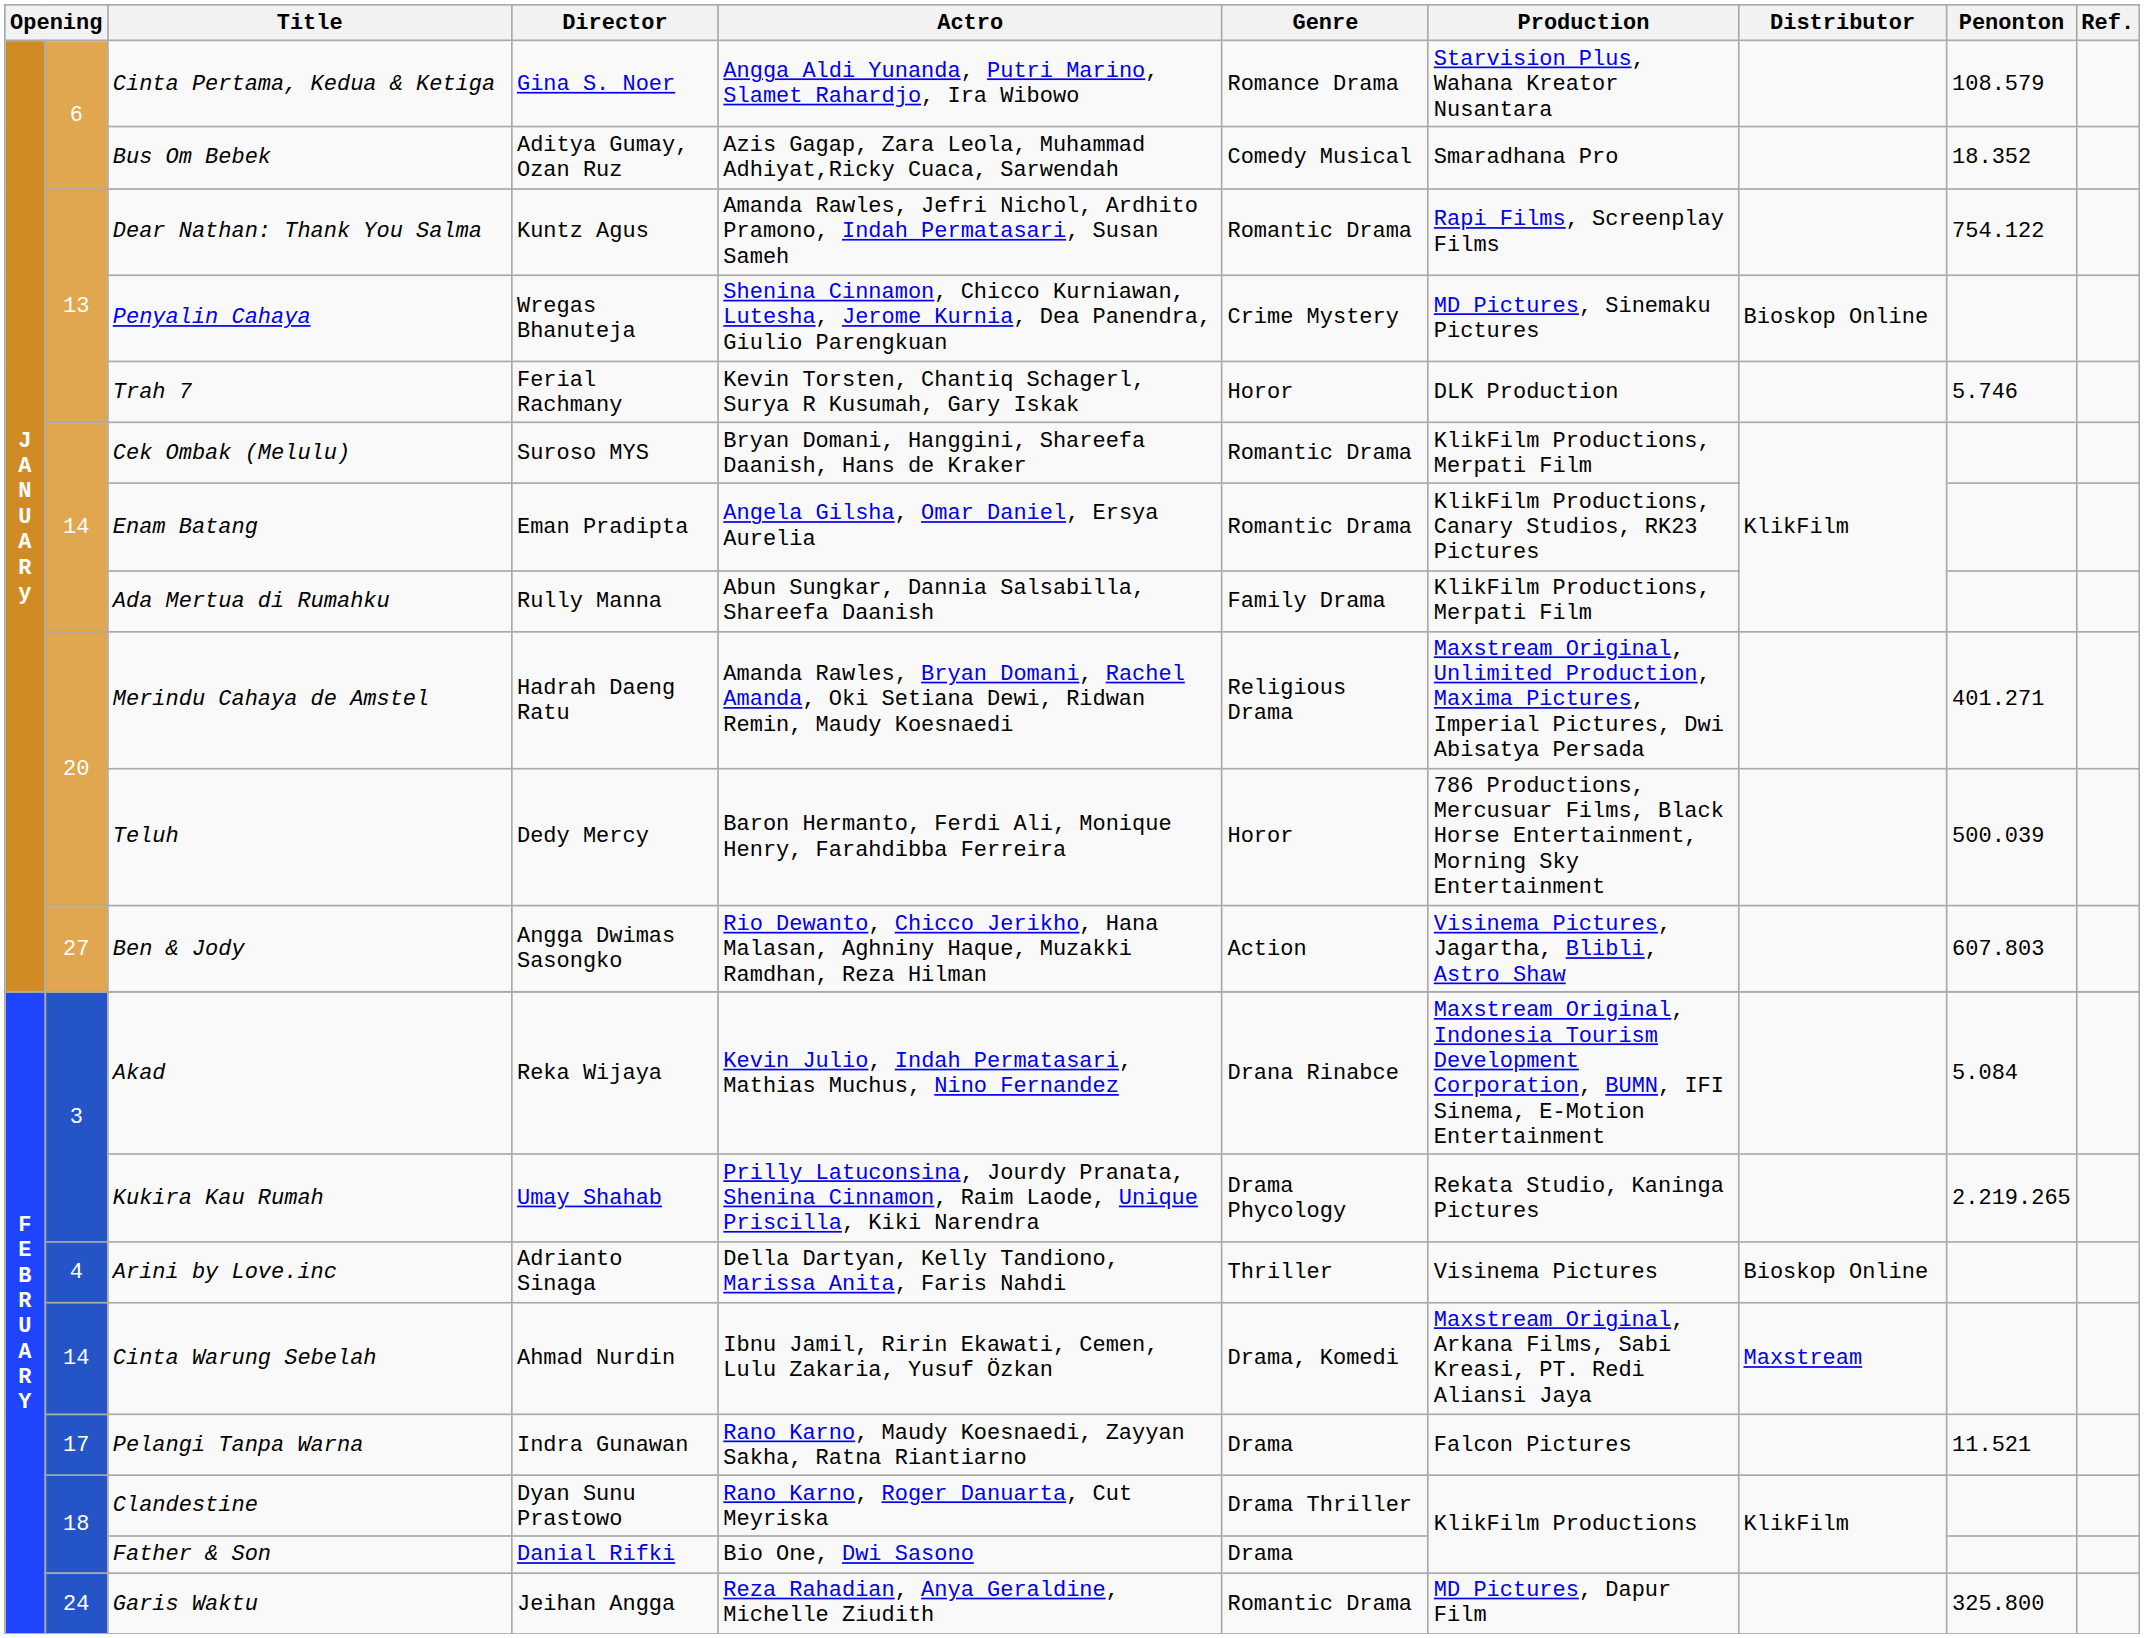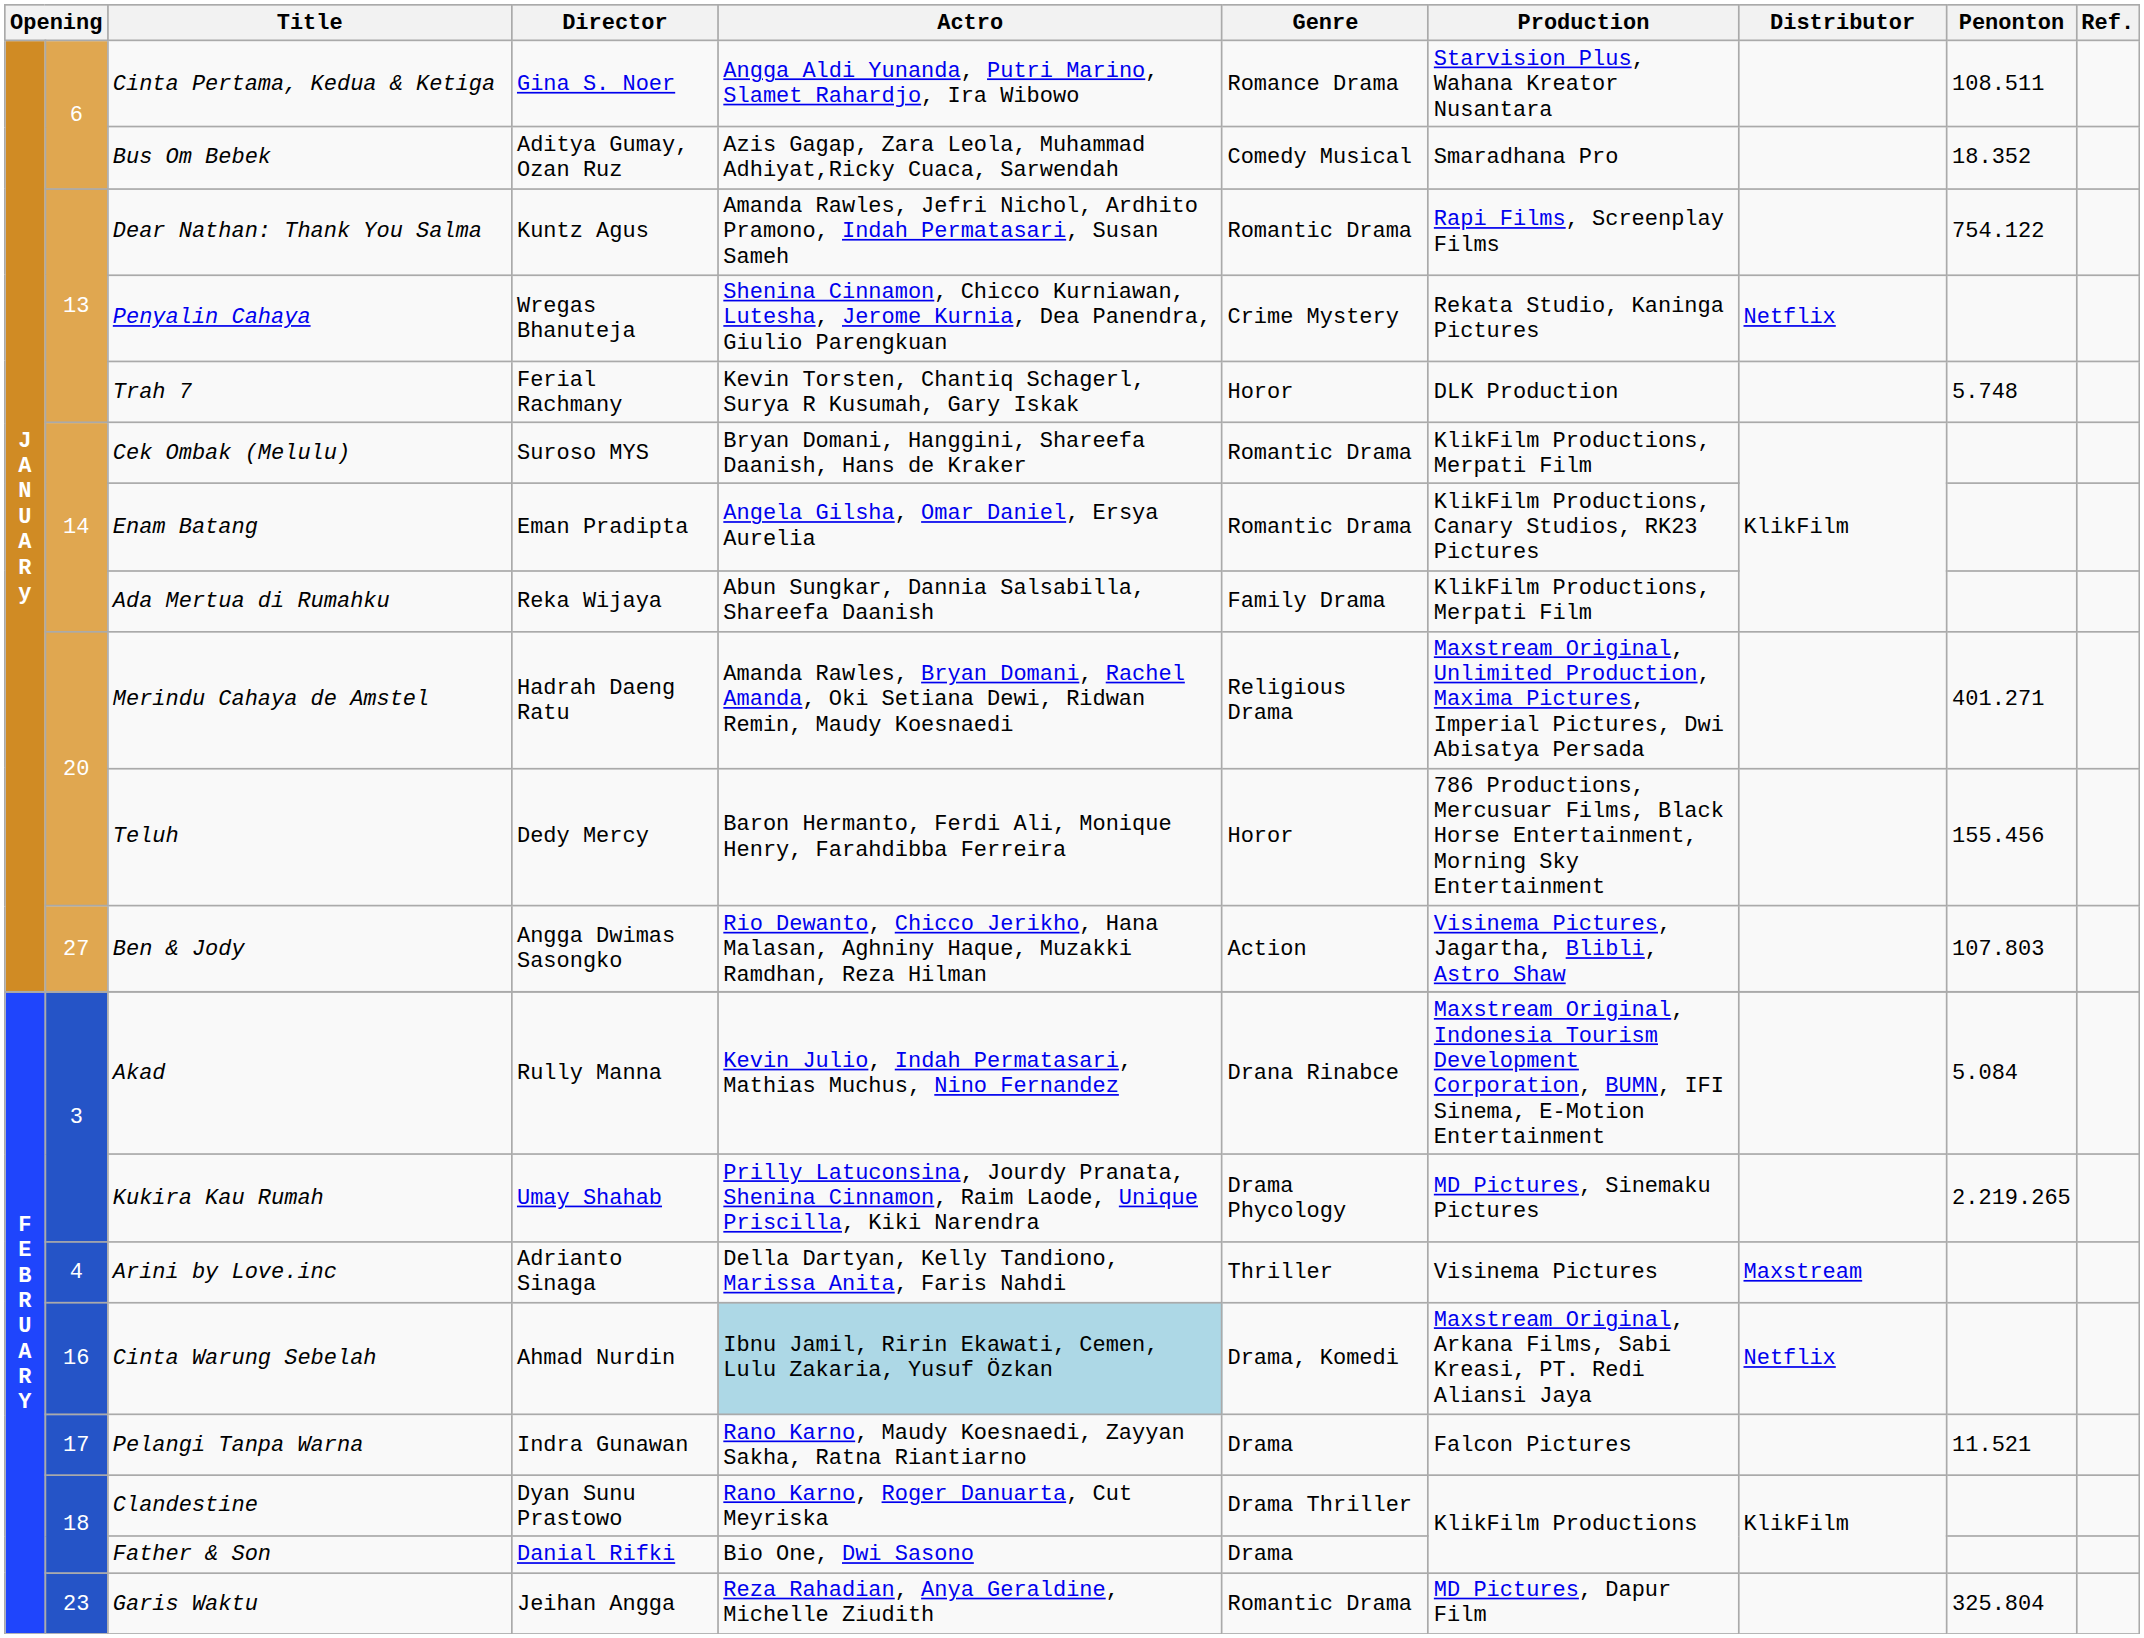(1998, 84) 108.579 -> (1998, 84) 108.511
(1572, 318) MD Pictures, Sinemaku Pictures -> (1579, 318) Rekata Studio, Kaninga Pictures
(1836, 318) Bioskop Online -> (1790, 318) Netflix
(1985, 392) 5.746 -> (1985, 392) 5.748
(589, 601) Rully Manna -> (589, 601) Reka Wijaya
(1998, 837) 500.039 -> (1998, 837) 155.456
(1998, 949) 607.803 -> (1998, 949) 107.803
(589, 1074) Reka Wijaya -> (589, 1074) Rully Manna
(1579, 1198) Rekata Studio, Kaninga Pictures -> (1572, 1198) MD Pictures, Sinemaku Pictures
(1836, 1272) Bioskop Online -> (1803, 1272) Maxstream
(76, 1358) 14 -> (76, 1358) 16
(941, 1358) no background -> (941, 1358) lightblue background
(1803, 1358) Maxstream -> (1790, 1358) Netflix
(76, 1603) 24 -> (76, 1603) 23
(1998, 1603) 325.800 -> (1998, 1603) 325.804
